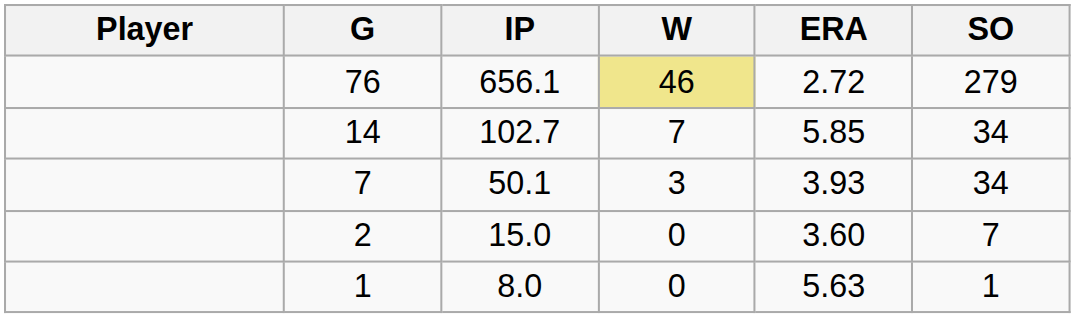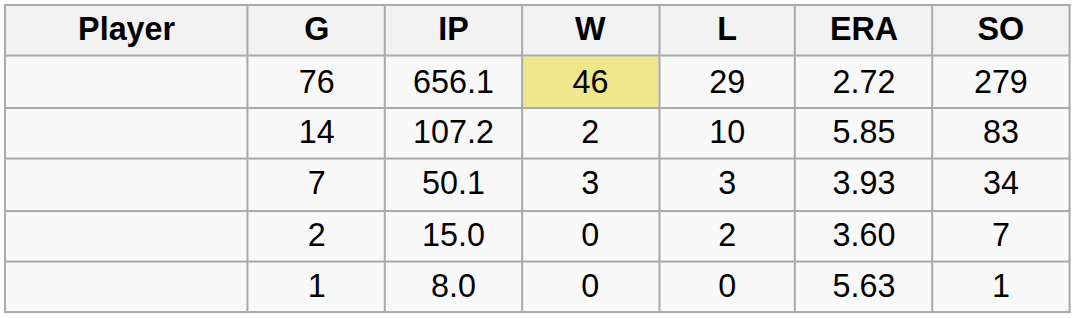+ column: (727, 30)
(520, 132) 102.7 -> (454, 132) 107.2
(677, 132) 7 -> (590, 132) 2
(991, 132) 34 -> (1001, 132) 83
